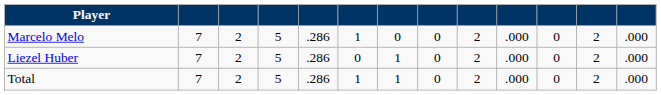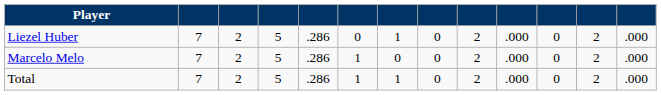rows swapped: (43, 57) <-> (46, 36)
